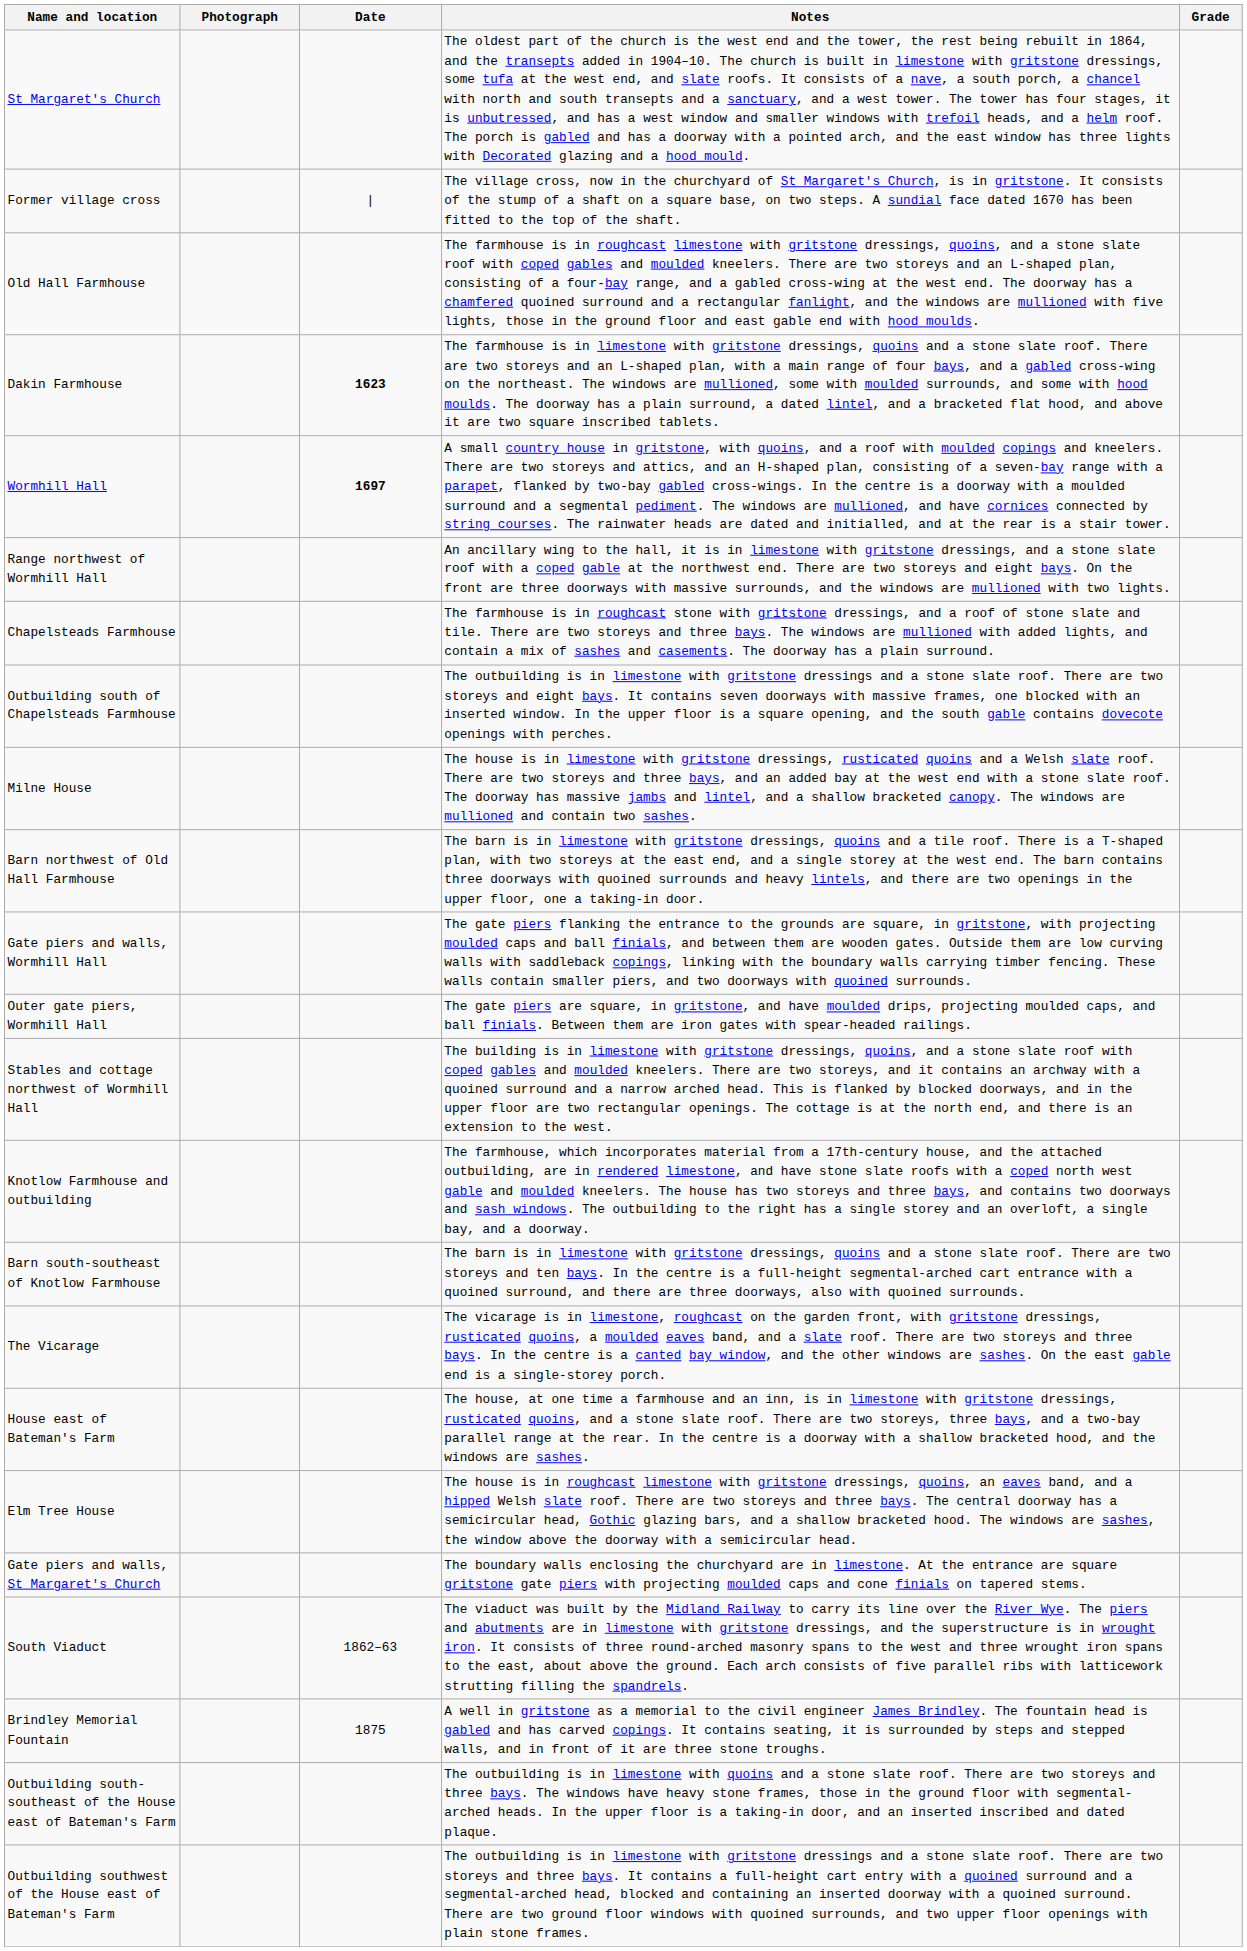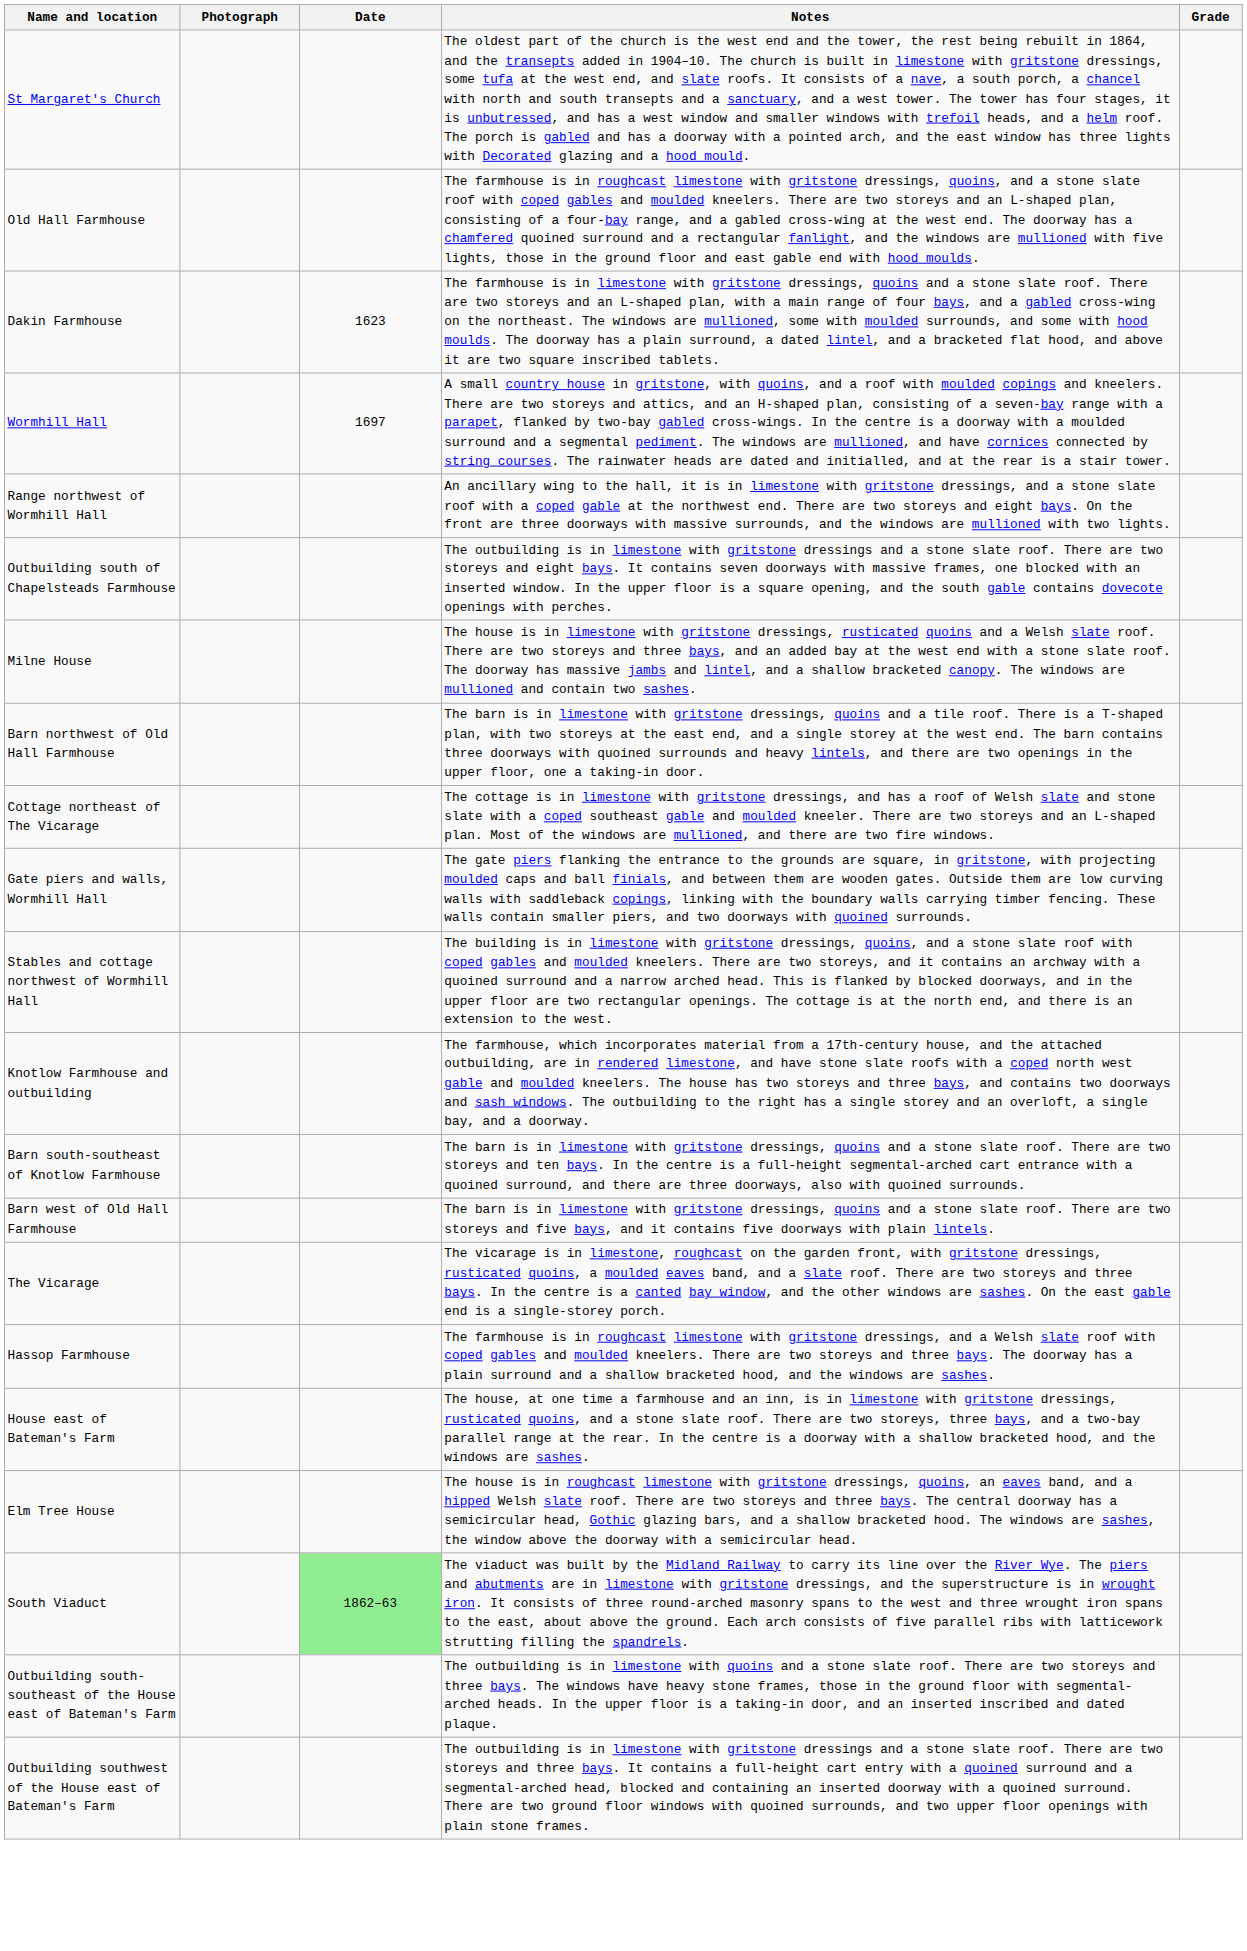- row: (84, 201)
(370, 385) bold -> (370, 322) normal
(370, 487) bold -> (370, 423) normal
- row: (92, 633)
+ row: (84, 817)
- row: (73, 1016)
+ row: (88, 1220)
+ row: (69, 1356)
- row: (88, 1575)
(370, 1648) no background -> (370, 1604) lightgreen background
- row: (73, 1730)
